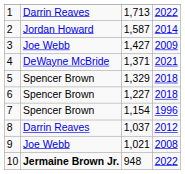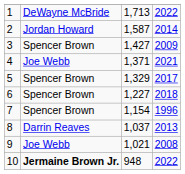(56, 12) Darrin Reaves -> (66, 12) DeWayne McBride
(46, 45) Joe Webb -> (59, 45) Spencer Brown
(66, 62) DeWayne McBride -> (46, 62) Joe Webb
(166, 78) 2018 -> (166, 78) 2017
(166, 128) 2012 -> (166, 128) 2013
